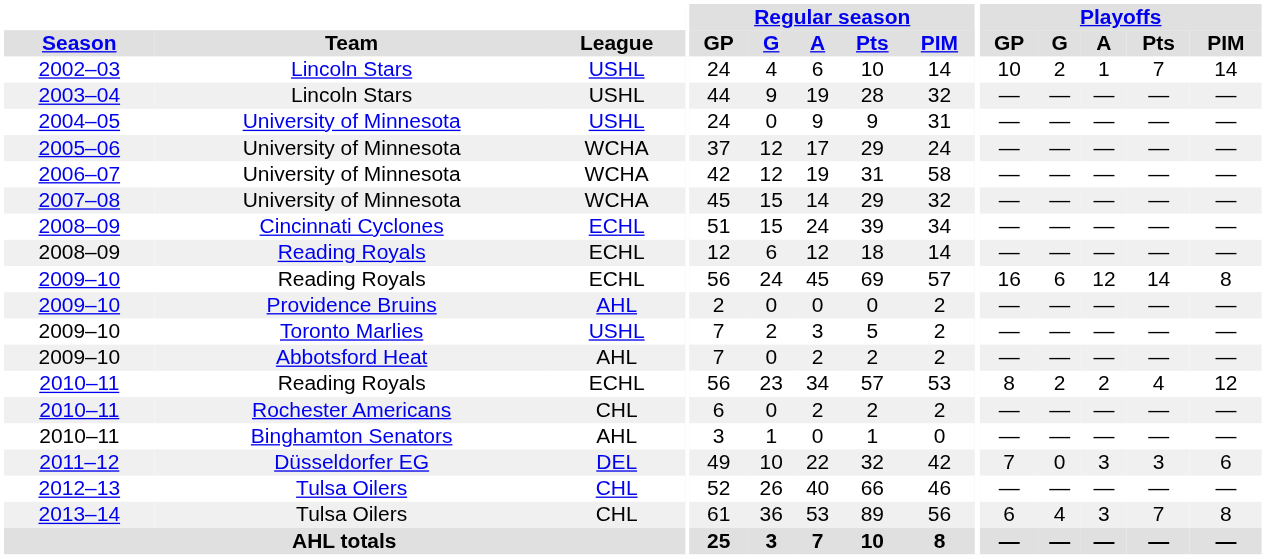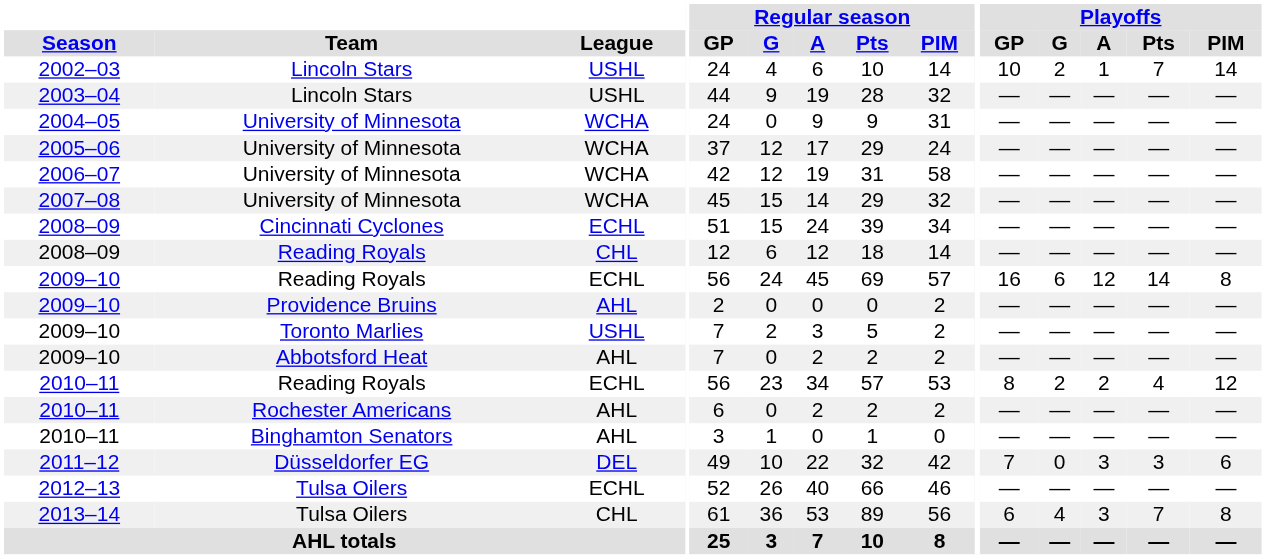(617, 121) USHL -> (617, 121) WCHA
(617, 252) ECHL -> (617, 252) CHL
(617, 409) CHL -> (617, 409) AHL
(617, 488) CHL -> (617, 488) ECHL
